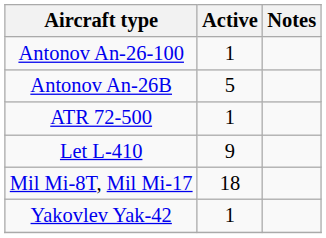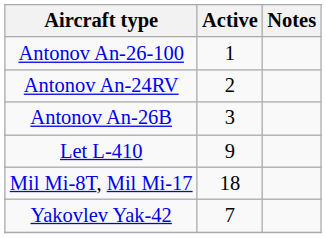+ row: (101, 85)
(230, 85) 5 -> (230, 118) 3
- row: (101, 118)
(230, 215) 1 -> (230, 215) 7
